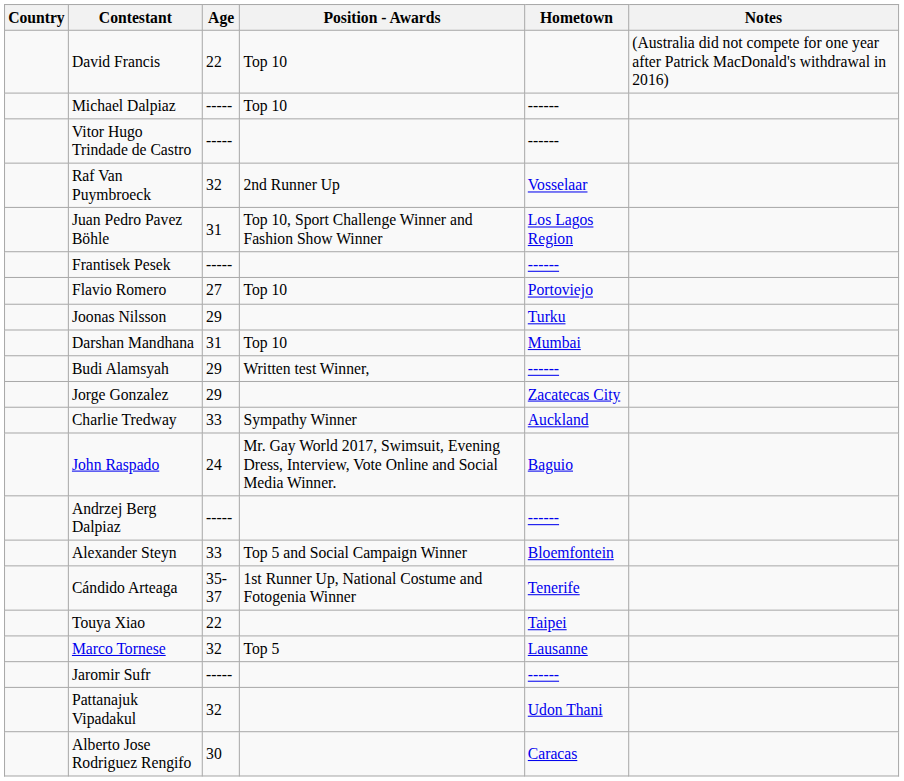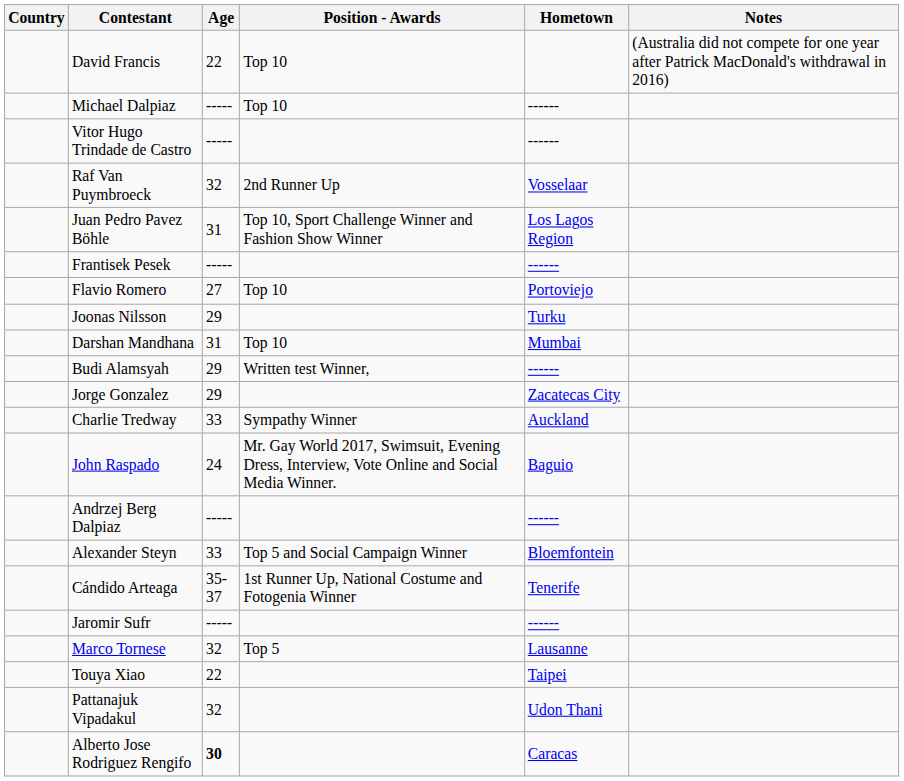rows swapped: (111, 674) <-> (109, 623)
(214, 754) normal -> (214, 754) bold
